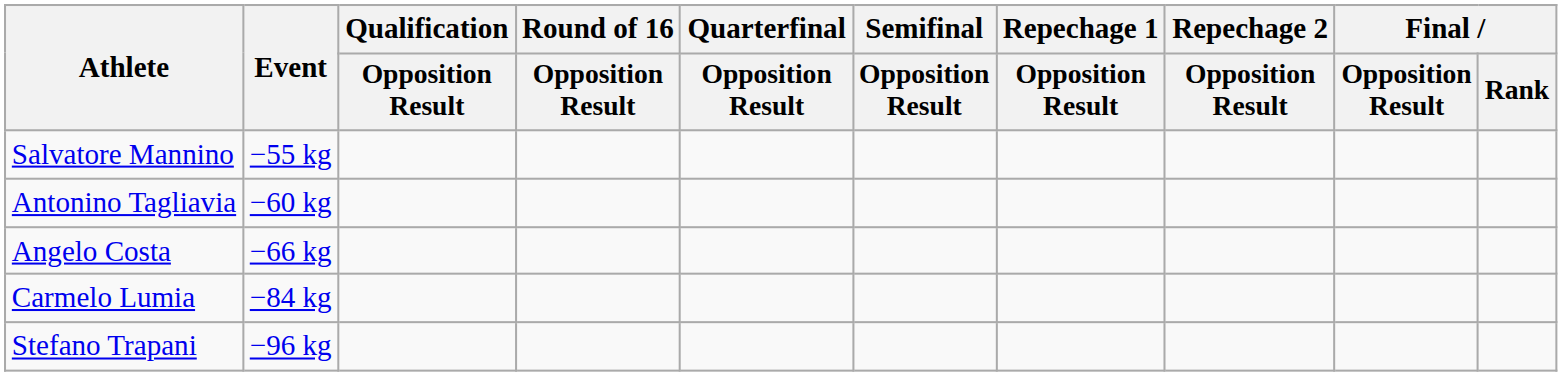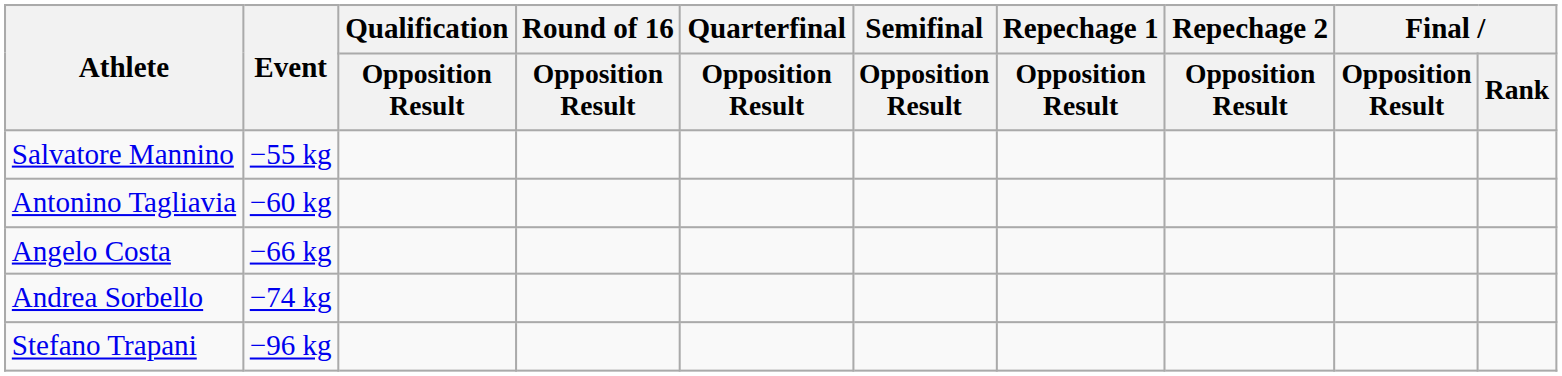+ row: (107, 298)
- row: (103, 298)
